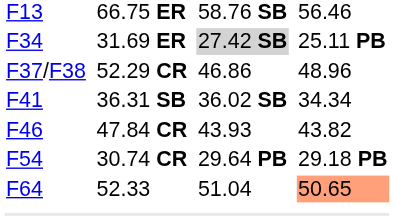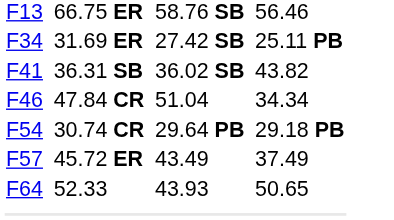(243, 41) lightgrey background -> (200, 41) no background
- row: (46, 70)
(325, 100) 34.34 -> (282, 70) 43.82
(225, 129) 43.93 -> (182, 100) 51.04
(325, 129) 43.82 -> (282, 100) 34.34
+ row: (24, 159)
(225, 188) 51.04 -> (182, 188) 43.93
(325, 188) lightsalmon background -> (282, 188) no background
